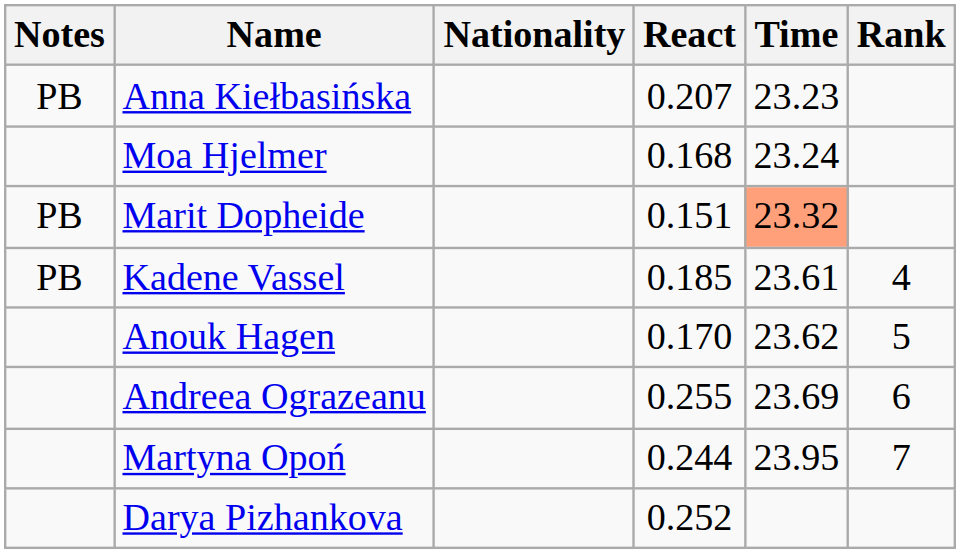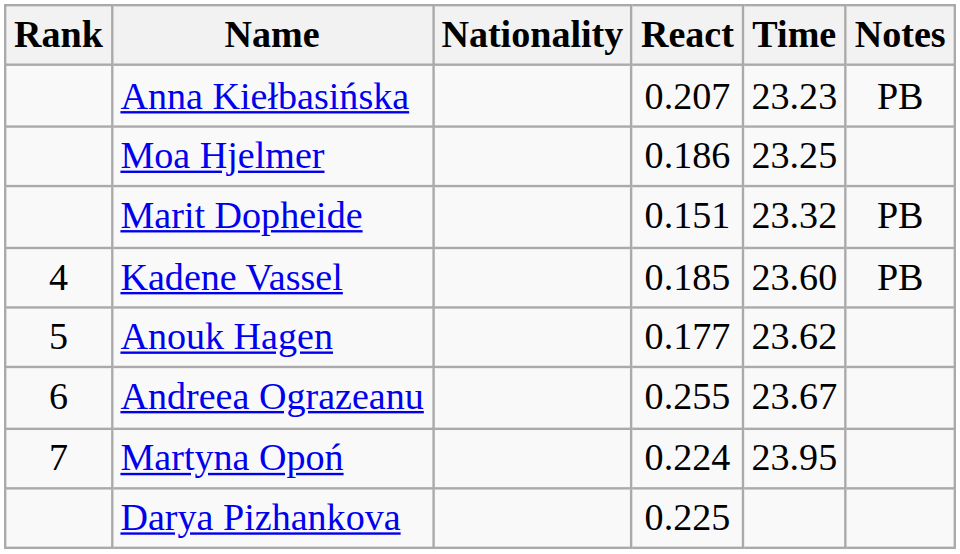columns swapped: (901, 34) <-> (59, 34)
(689, 155) 0.168 -> (687, 155) 0.186
(796, 155) 23.24 -> (794, 155) 23.25
(796, 215) lightsalmon background -> (794, 215) no background
(796, 276) 23.61 -> (794, 276) 23.60
(689, 336) 0.170 -> (687, 336) 0.177
(796, 397) 23.69 -> (794, 397) 23.67
(689, 457) 0.244 -> (687, 457) 0.224
(689, 517) 0.252 -> (687, 517) 0.225
